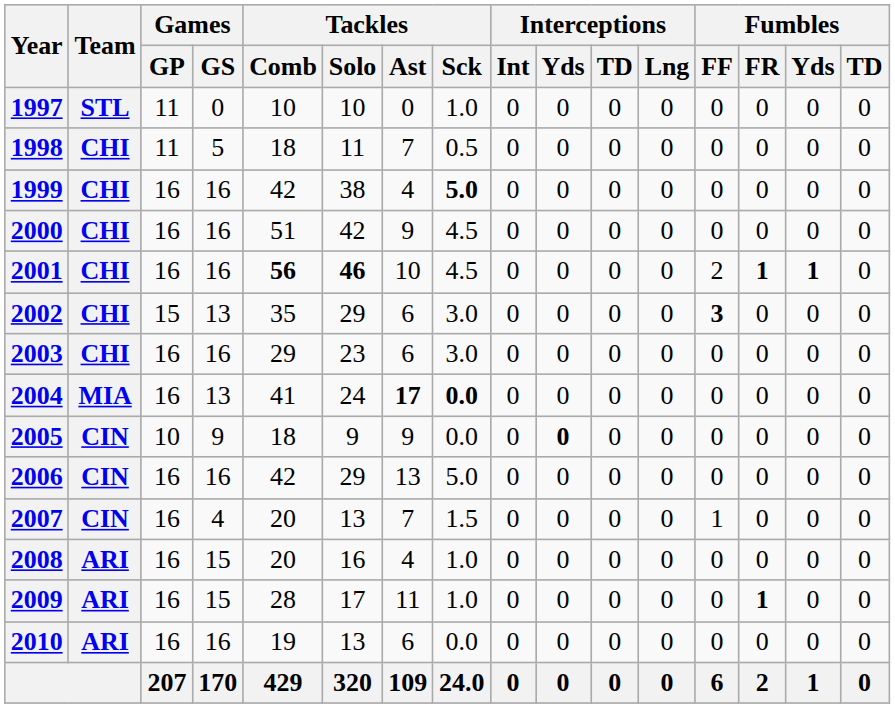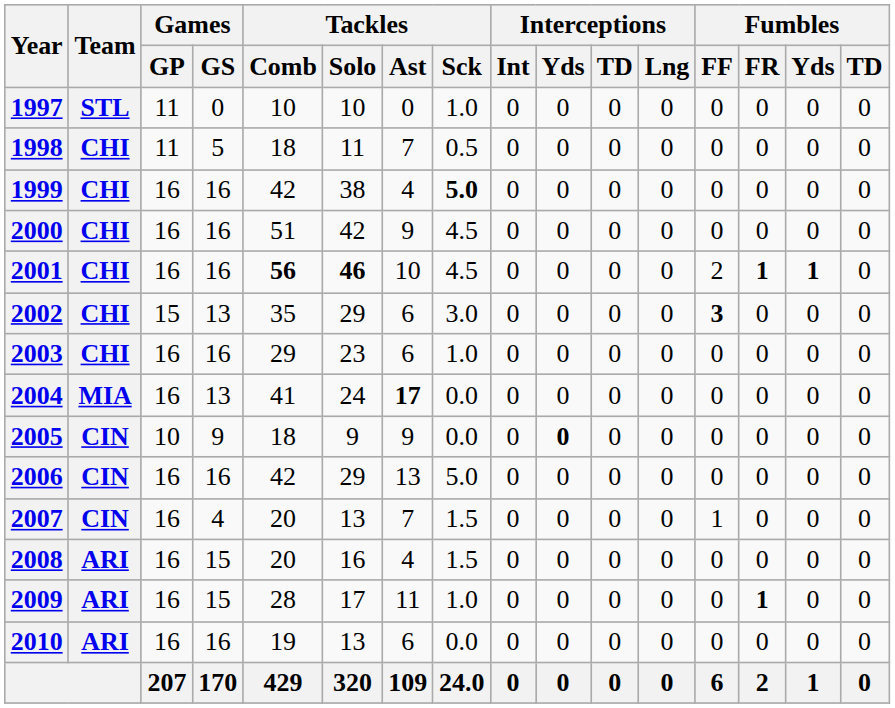(462, 353) 3.0 -> (462, 353) 1.0
(462, 395) bold -> (462, 395) normal
(462, 559) 1.0 -> (462, 559) 1.5
